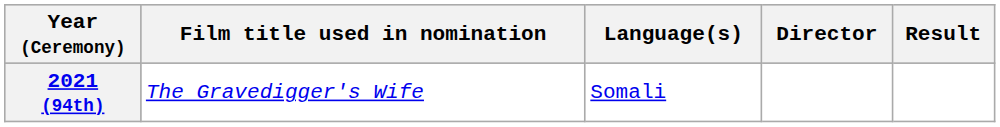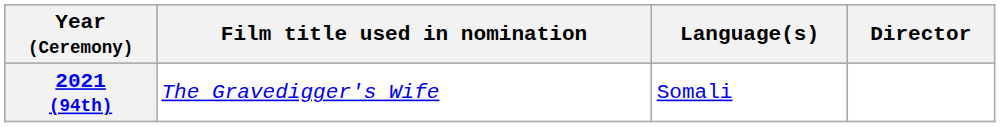- column: (943, 34)
